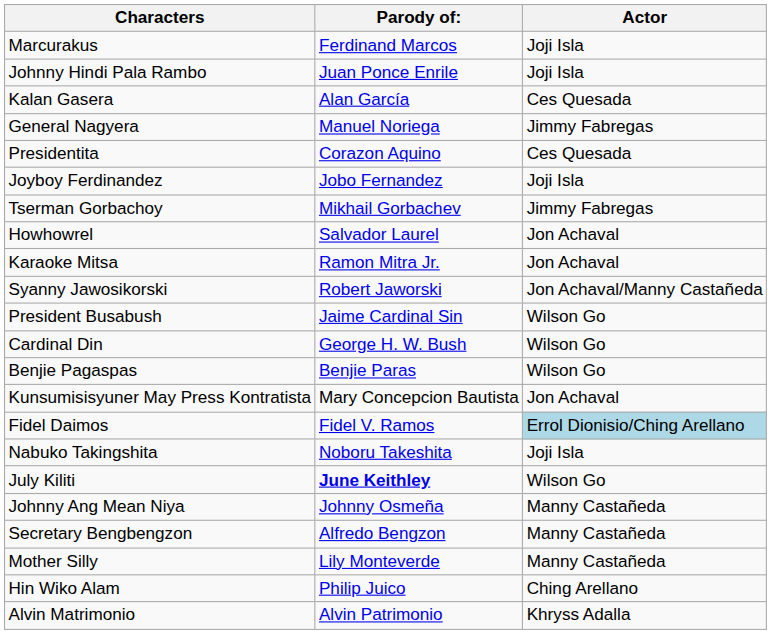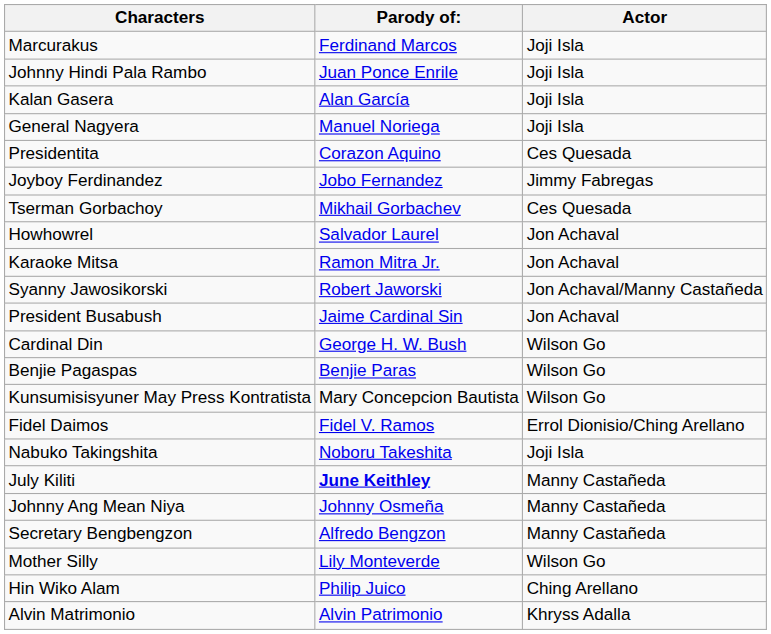(579, 99) Ces Quesada -> (555, 99) Joji Isla
(590, 126) Jimmy Fabregas -> (555, 126) Joji Isla
(555, 180) Joji Isla -> (590, 180) Jimmy Fabregas
(590, 208) Jimmy Fabregas -> (579, 208) Ces Quesada
(566, 316) Wilson Go -> (573, 316) Jon Achaval
(573, 398) Jon Achaval -> (566, 398) Wilson Go
(636, 425) lightblue background -> (636, 425) no background
(566, 479) Wilson Go -> (596, 479) Manny Castañeda
(596, 561) Manny Castañeda -> (566, 561) Wilson Go
